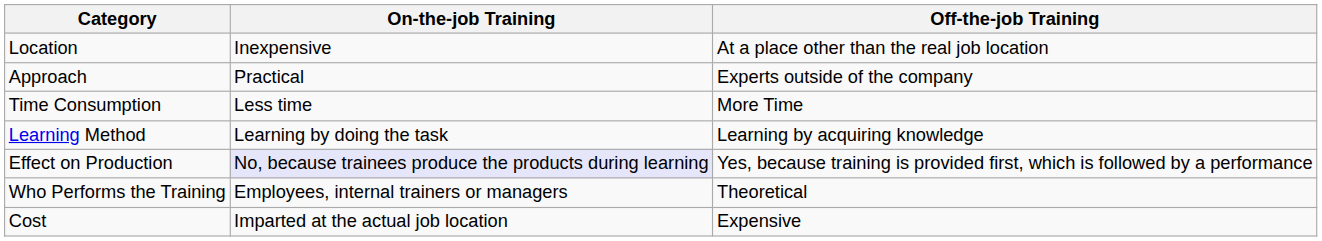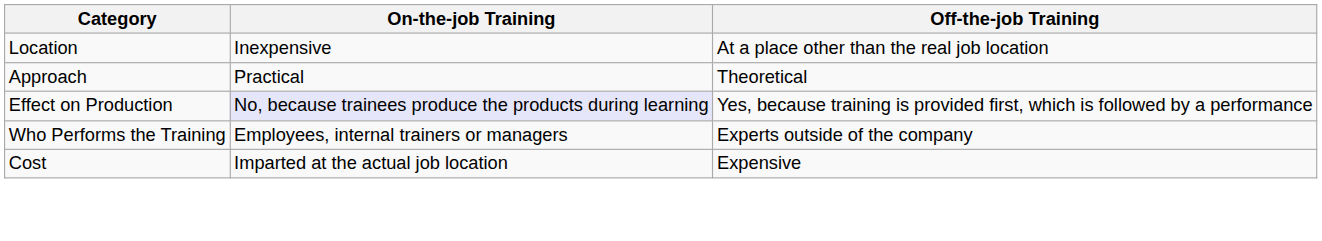(845, 76) Experts outside of the company -> (762, 76) Theoretical
- row: (85, 105)
- row: (77, 134)
(762, 192) Theoretical -> (845, 134) Experts outside of the company
